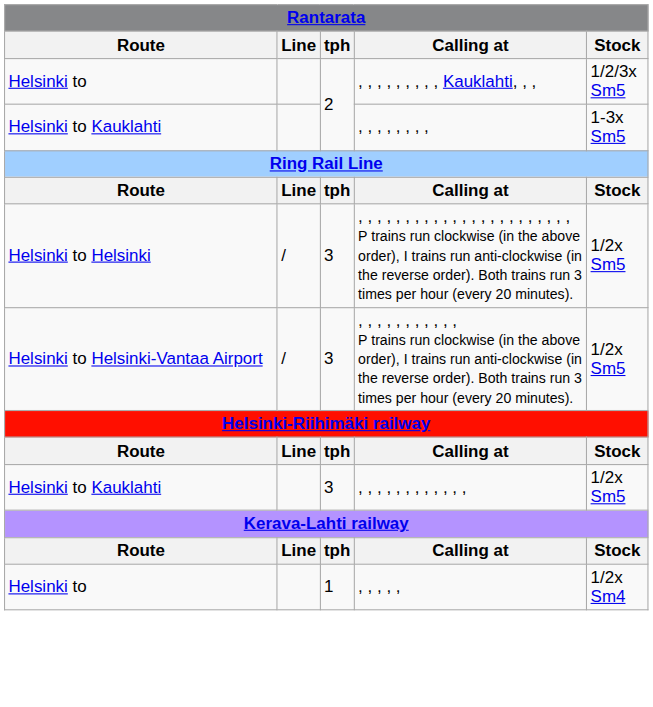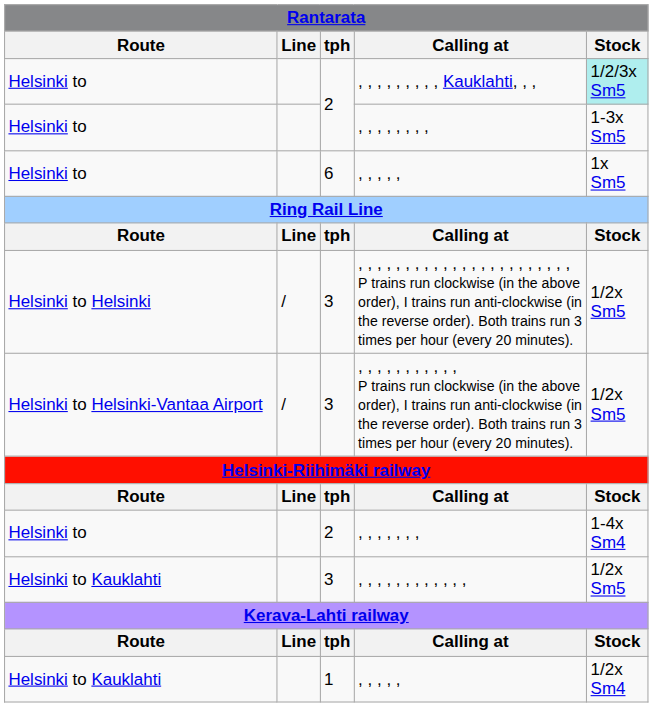(614, 81) no background -> (614, 81) paleturquoise background
(85, 127) Helsinki to Kauklahti -> (48, 127) Helsinki to
+ row: (329, 173)
+ row: (329, 533)
(48, 587) Helsinki to -> (85, 678) Helsinki to Kauklahti
